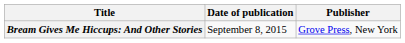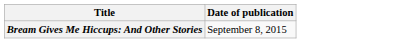- column: (348, 12)
